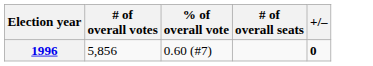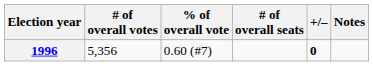+ column: (349, 22)
(102, 50) 5,856 -> (102, 50) 5,356
